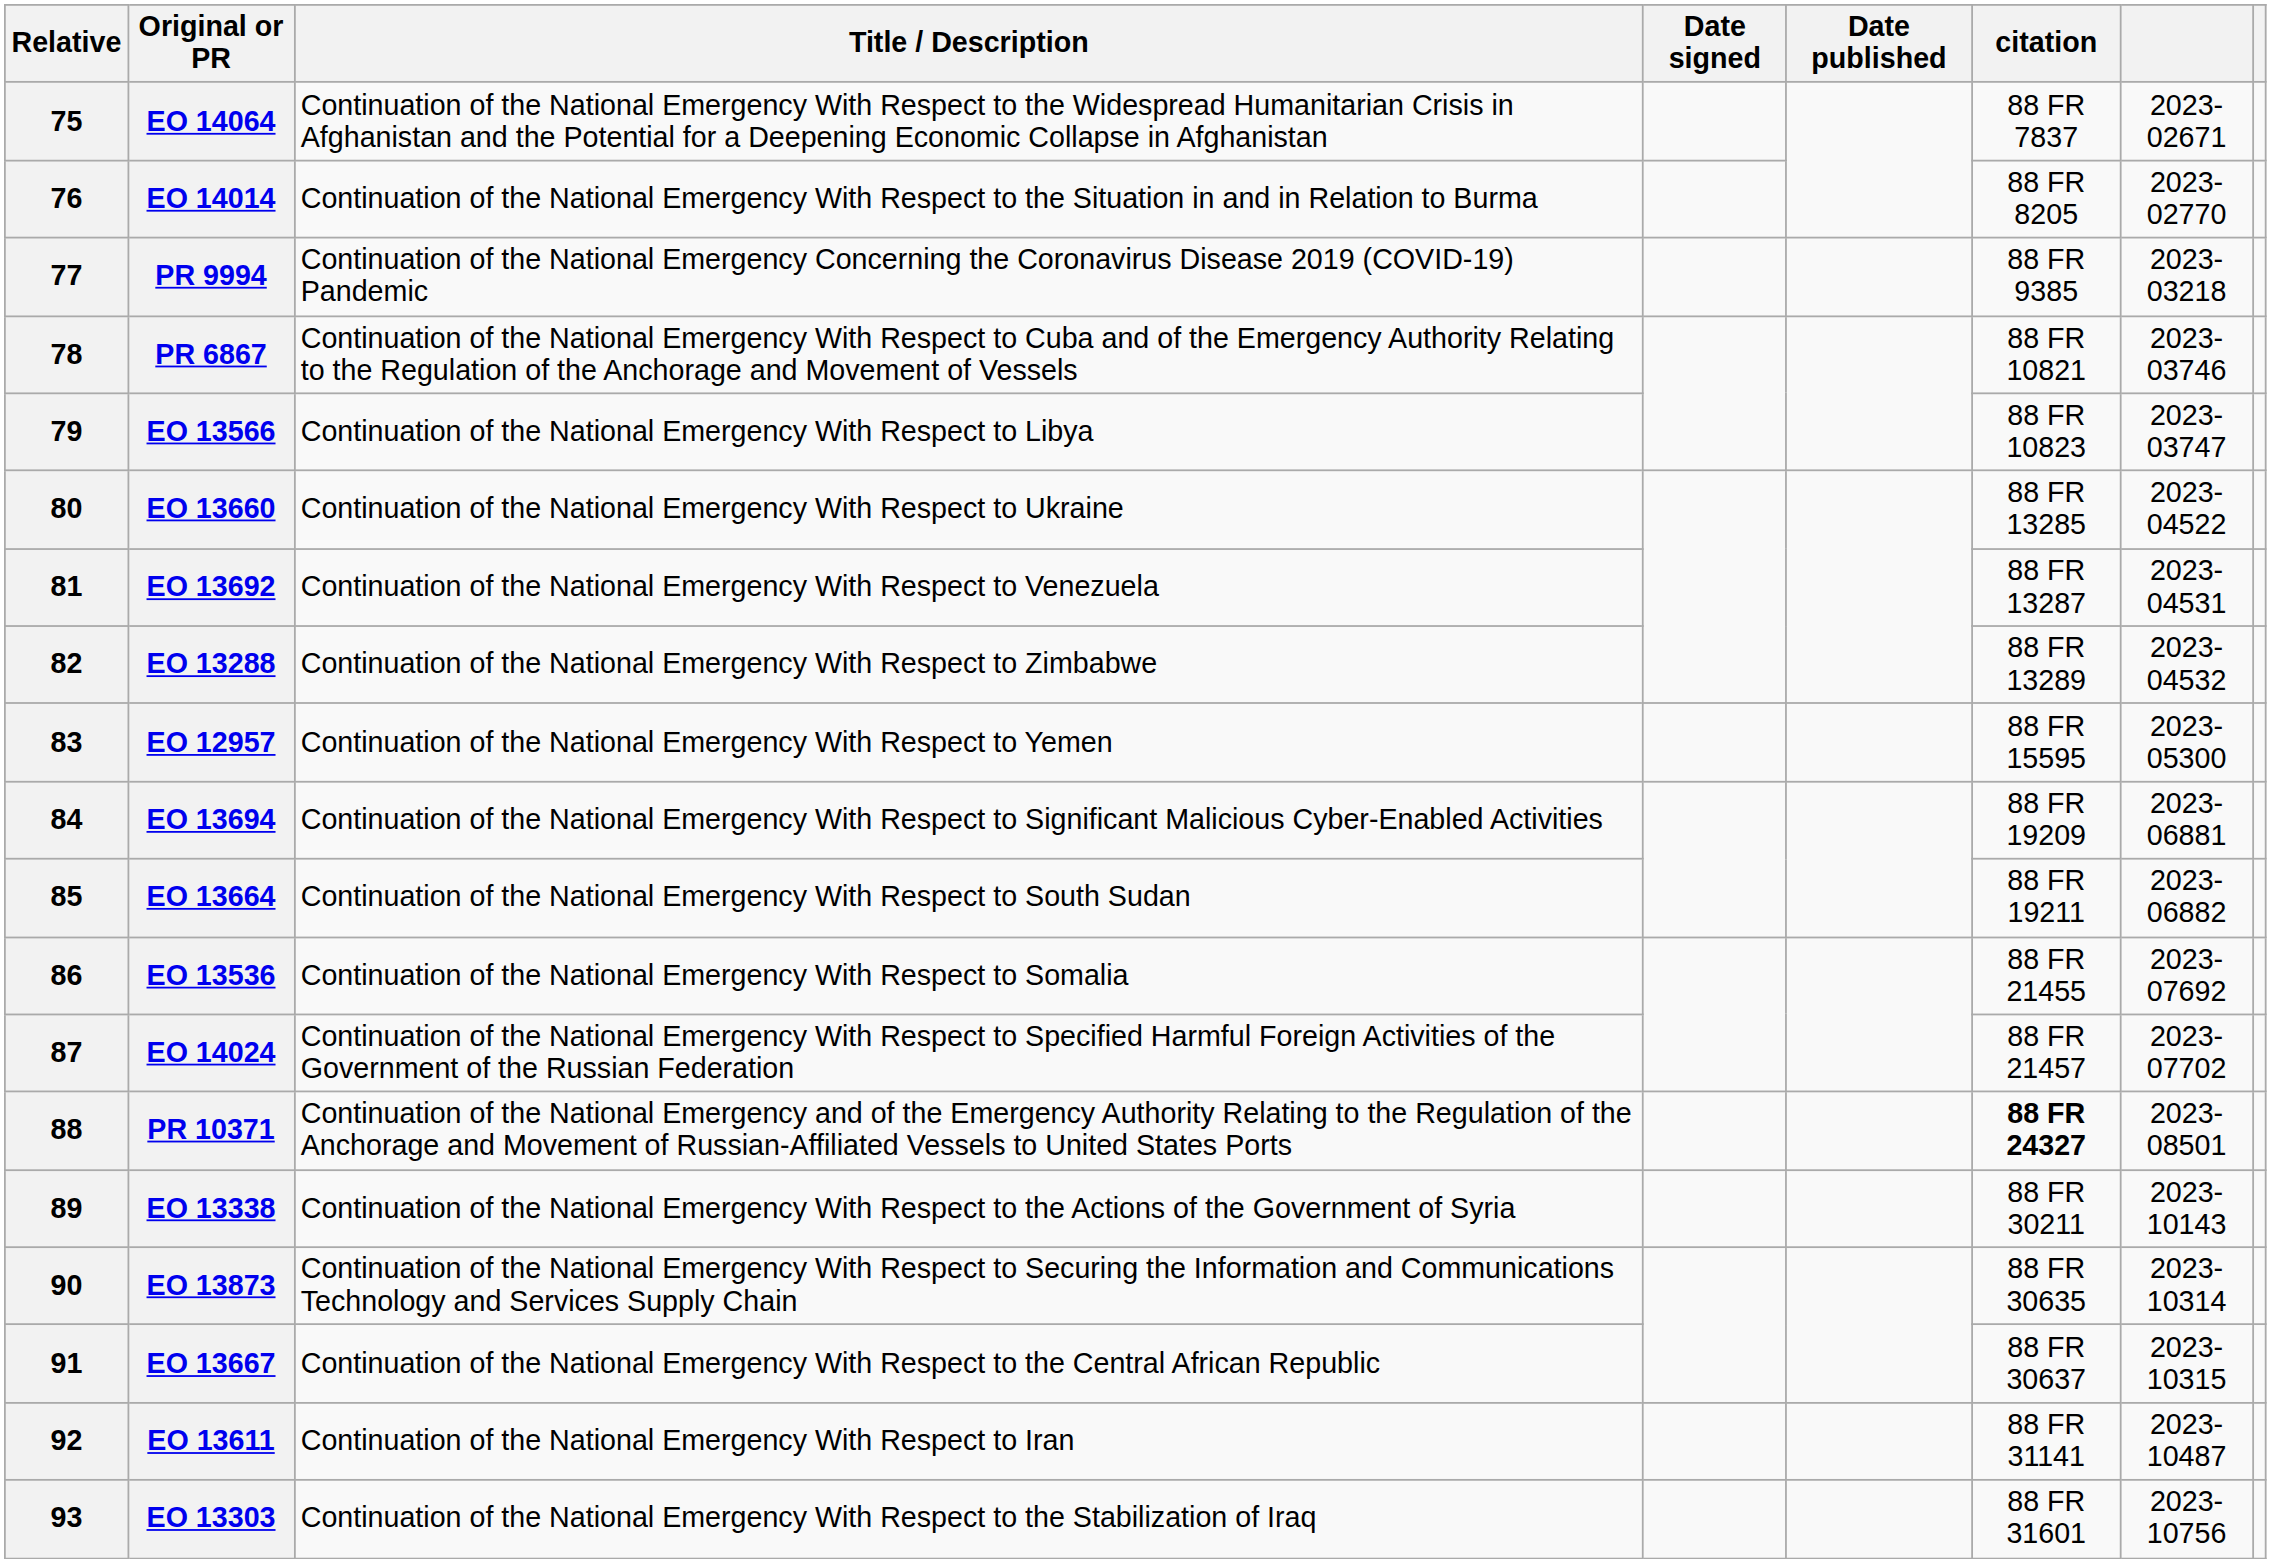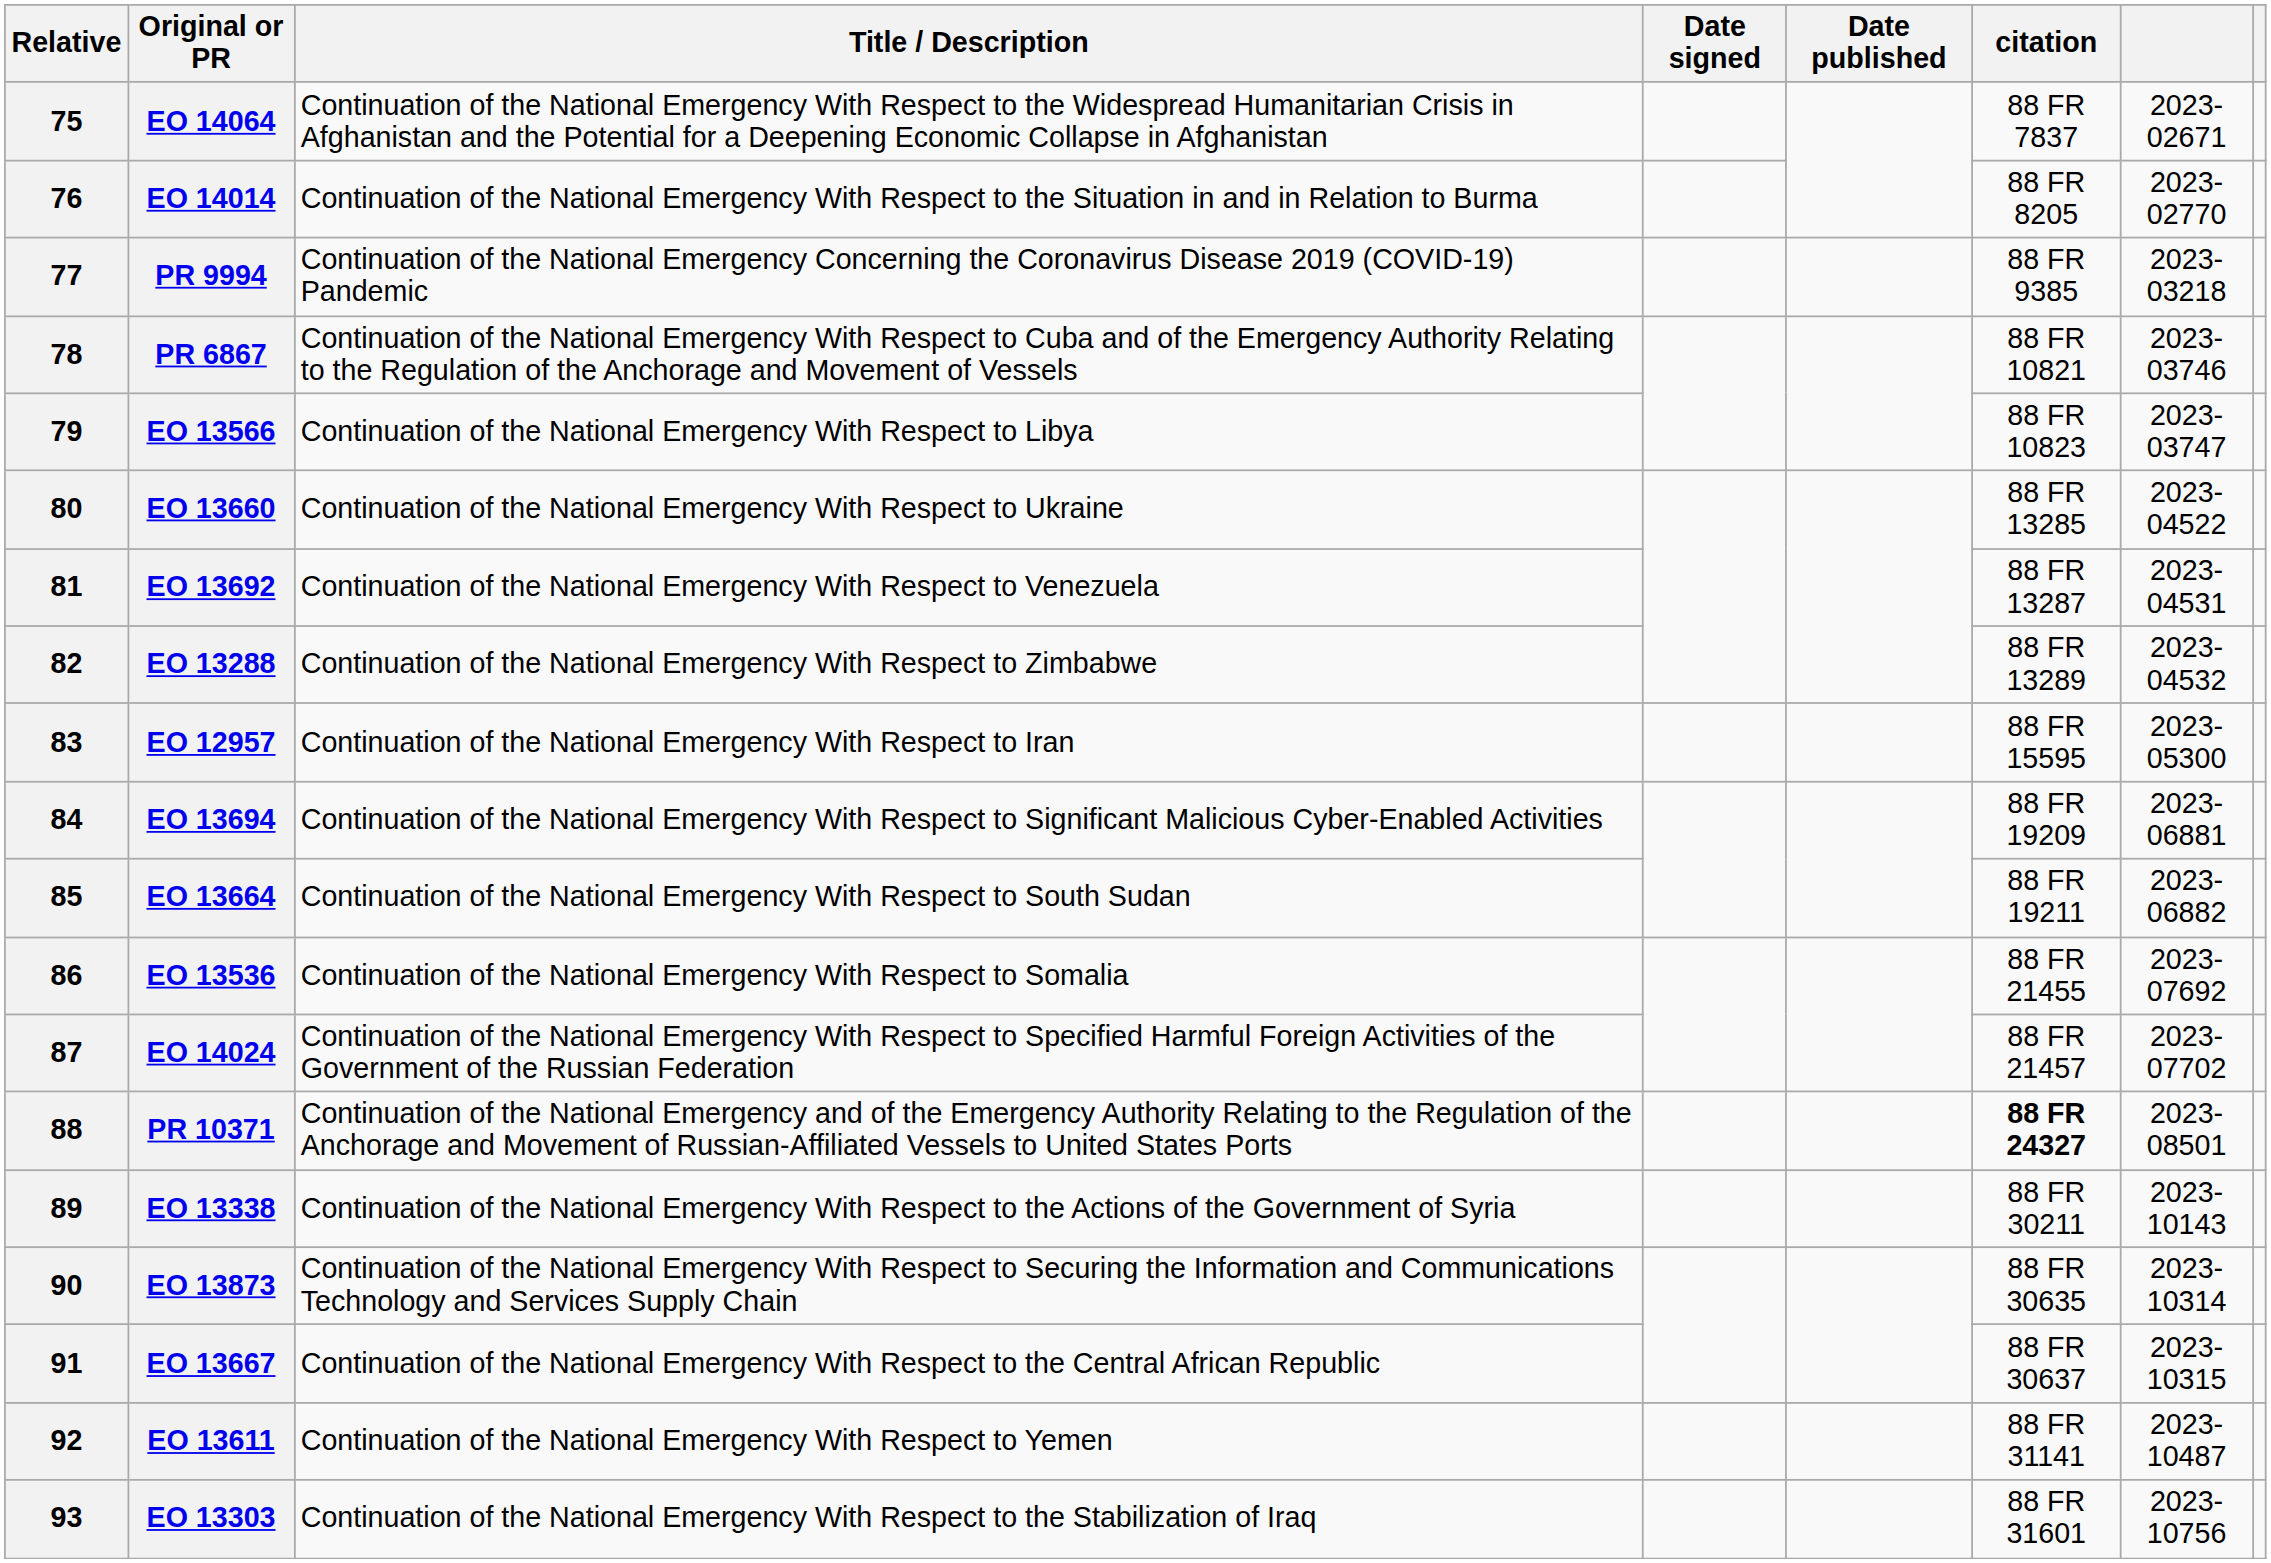(707, 742) Continuation of the National Emergency With Respect to Yemen -> (688, 742) Continuation of the National Emergency With Respect to Iran
(688, 1440) Continuation of the National Emergency With Respect to Iran -> (707, 1440) Continuation of the National Emergency With Respect to Yemen
